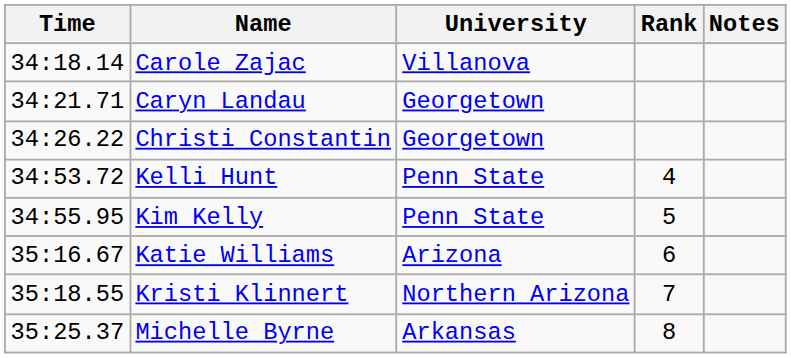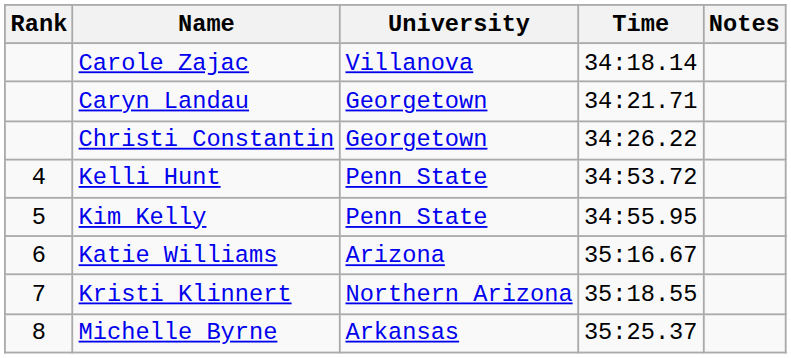columns swapped: (669, 24) <-> (67, 24)
